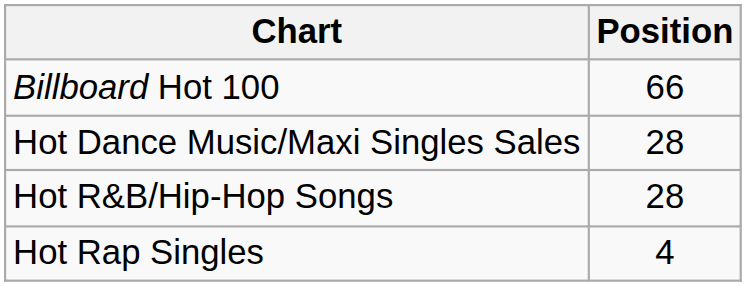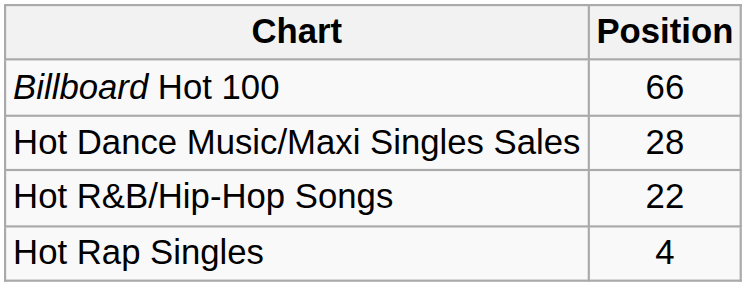(665, 197) 28 -> (665, 197) 22
